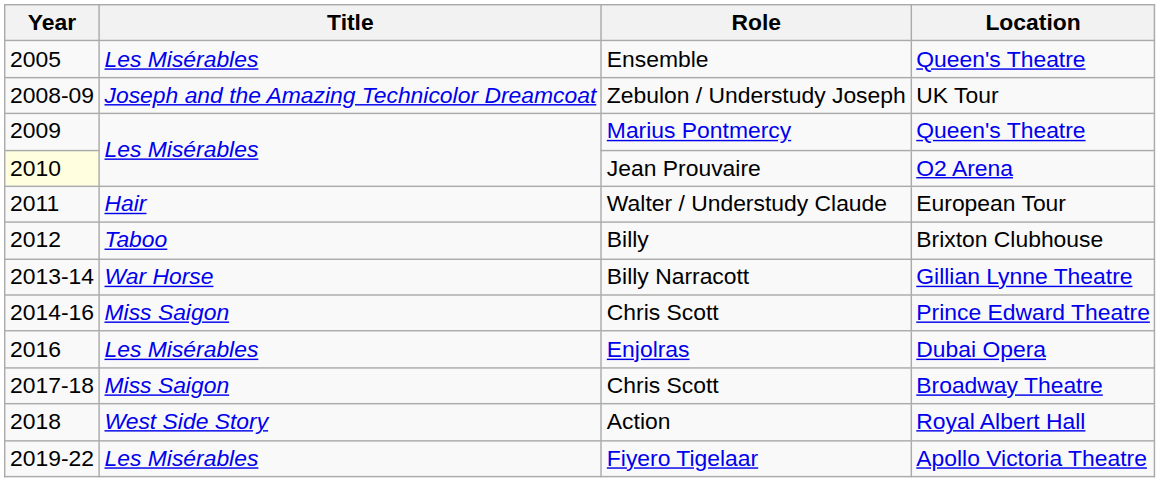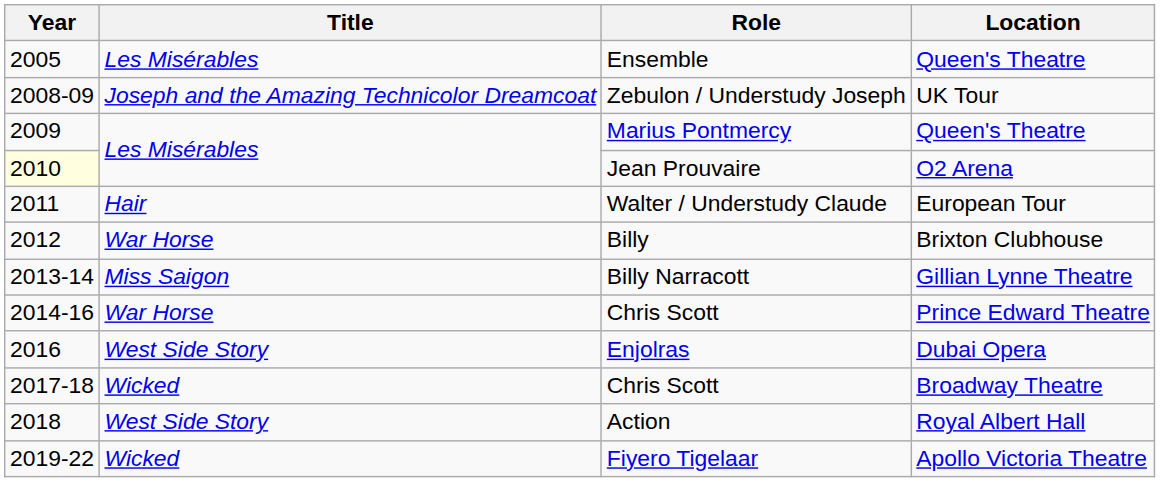(136, 240) Taboo -> (159, 240) War Horse
(159, 276) War Horse -> (167, 276) Miss Saigon
(167, 312) Miss Saigon -> (159, 312) War Horse
(181, 349) Les Misérables -> (186, 349) West Side Story
(167, 385) Miss Saigon -> (142, 385) Wicked
(181, 458) Les Misérables -> (142, 458) Wicked
